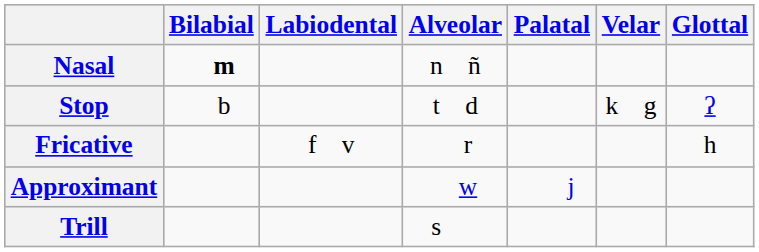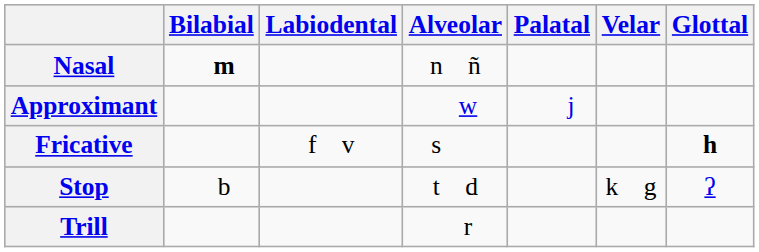rows swapped: (84, 105) <-> (84, 186)
(455, 145) r -> (455, 145) s
(710, 145) normal -> (710, 145) bold
(455, 226) s -> (455, 226) r
